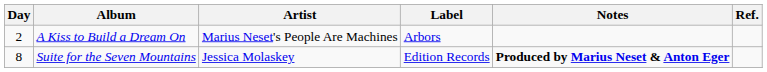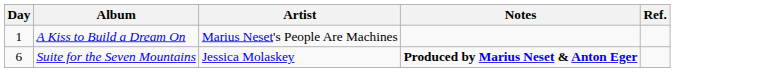- column: (447, 15)
(19, 36) 2 -> (19, 36) 1
(19, 57) 8 -> (19, 57) 6
